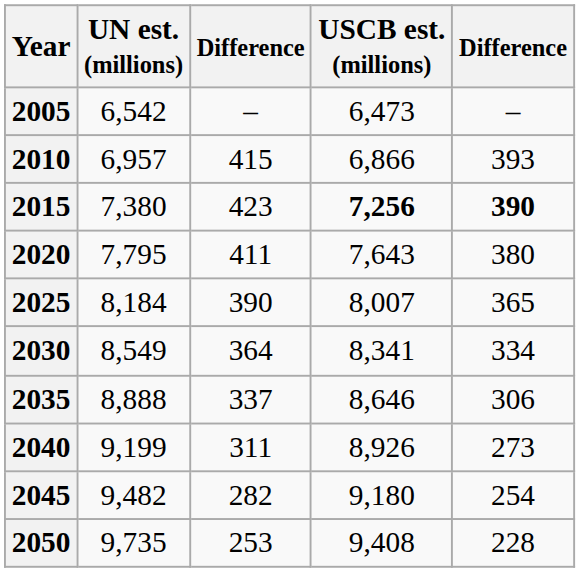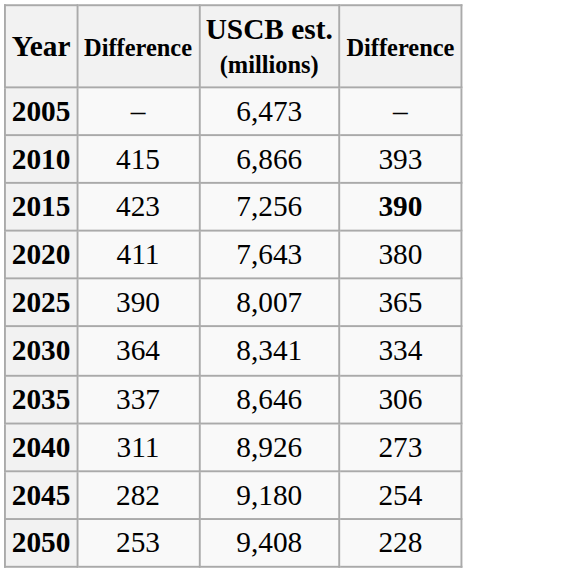- column: (134, 45)
(382, 206) bold -> (269, 206) normal
